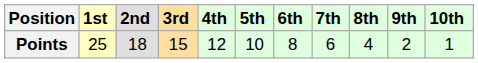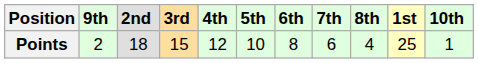columns swapped: (98, 18) <-> (406, 18)
